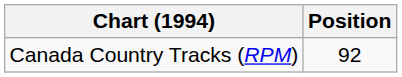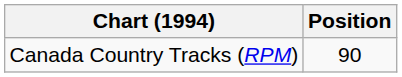(350, 54) 92 -> (350, 54) 90
